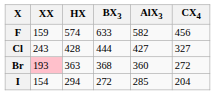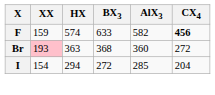(183, 32) normal -> (183, 32) bold
- row: (18, 48)
